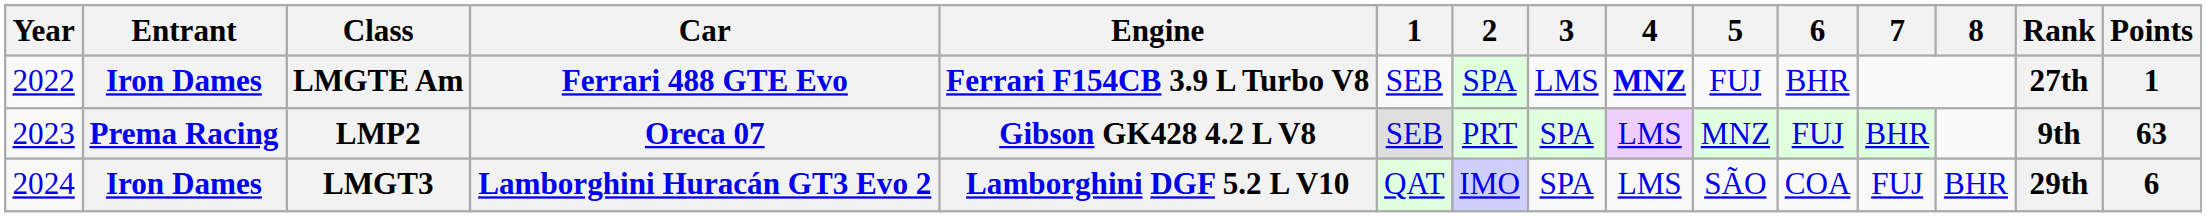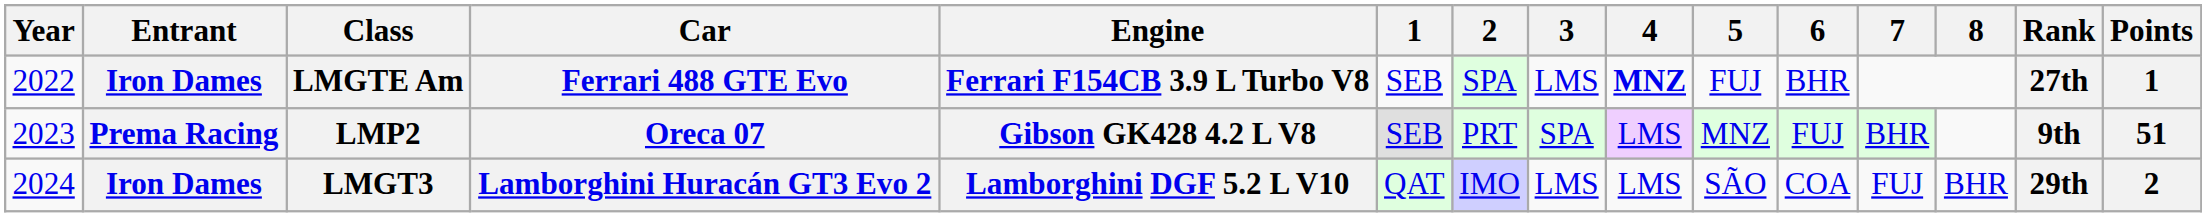(2152, 132) 63 -> (2152, 132) 51
(1567, 183) SPA -> (1567, 183) LMS
(2152, 183) 6 -> (2152, 183) 2
